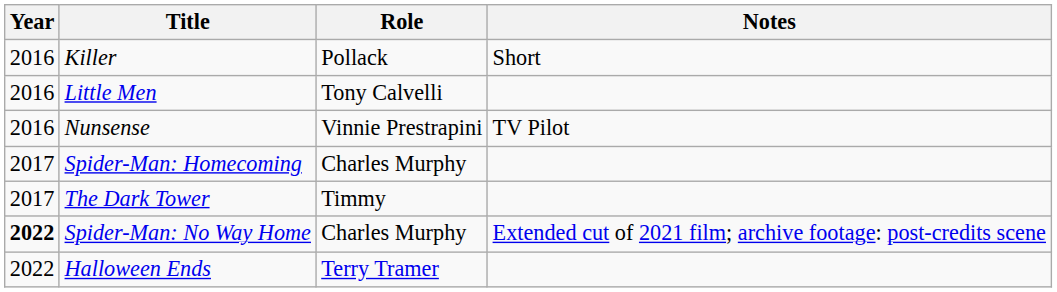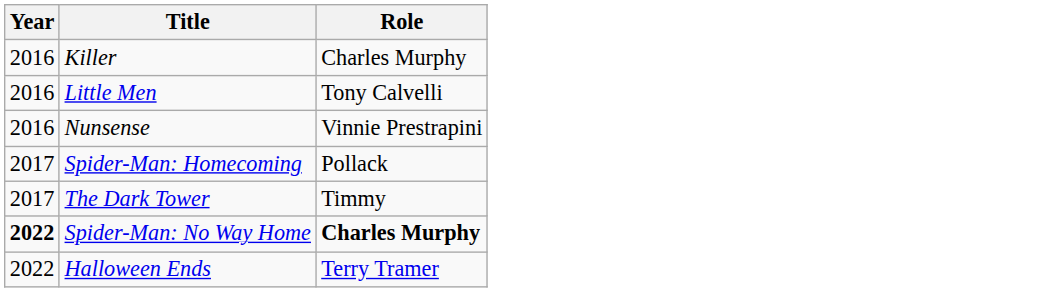- column: (769, 22)
(355, 57) Pollack -> (394, 57) Charles Murphy
(394, 163) Charles Murphy -> (355, 163) Pollack
(394, 233) normal -> (401, 233) bold
